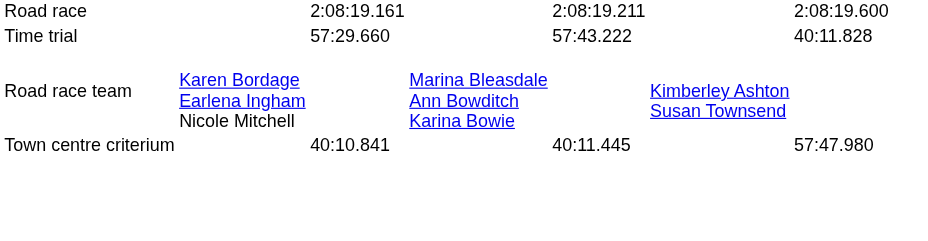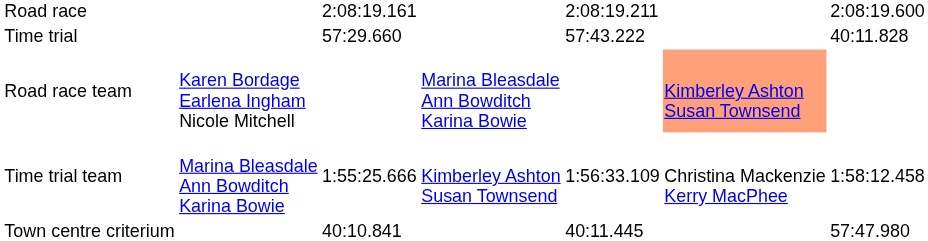(720, 100) no background -> (734, 100) lightsalmon background
+ row: (63, 176)
